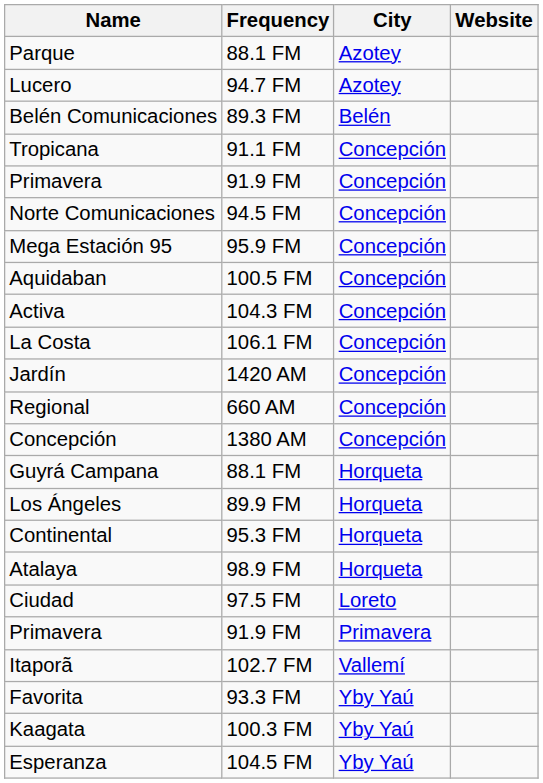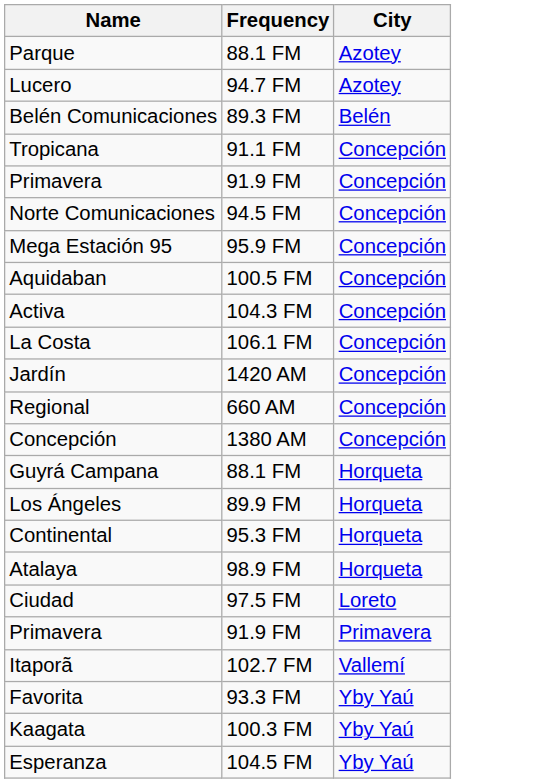- column: (494, 20)
